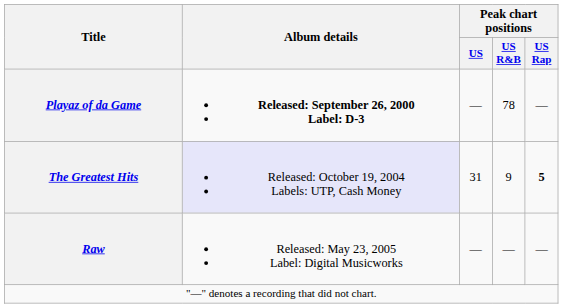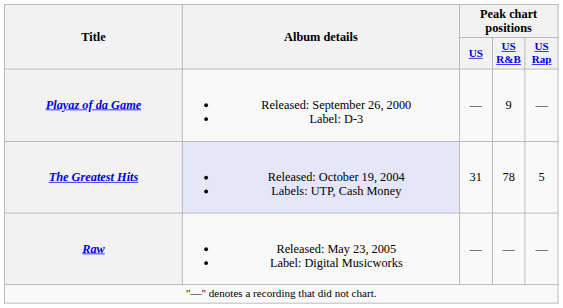(321, 112) bold -> (321, 112) normal
(509, 105) 78 -> (509, 105) 9
(509, 177) 9 -> (509, 177) 78
(542, 177) bold -> (542, 177) normal
